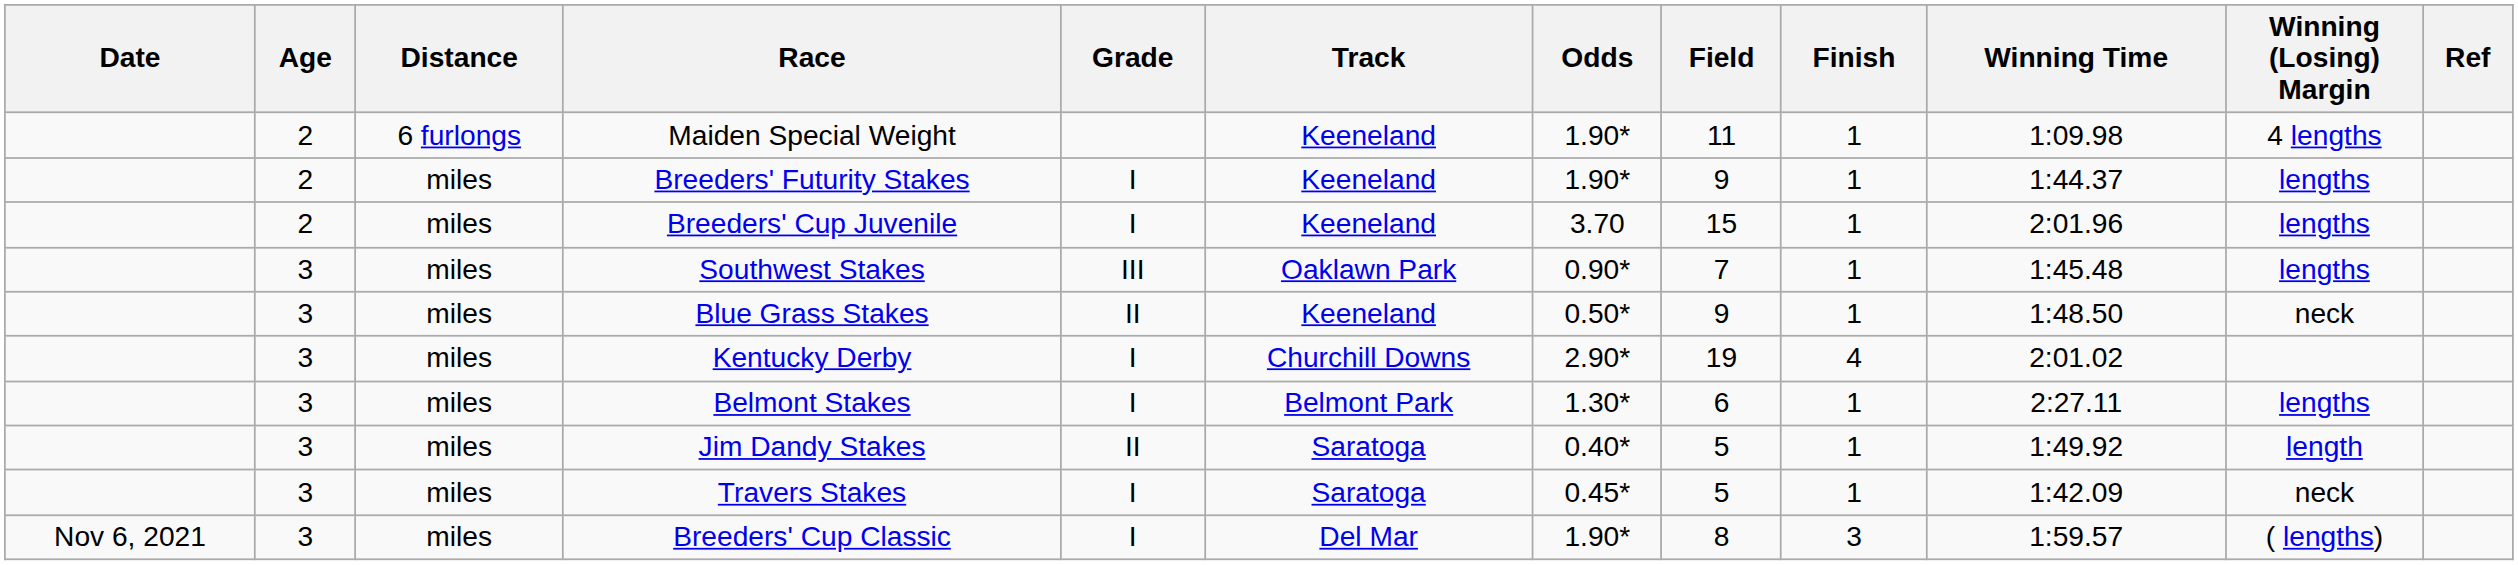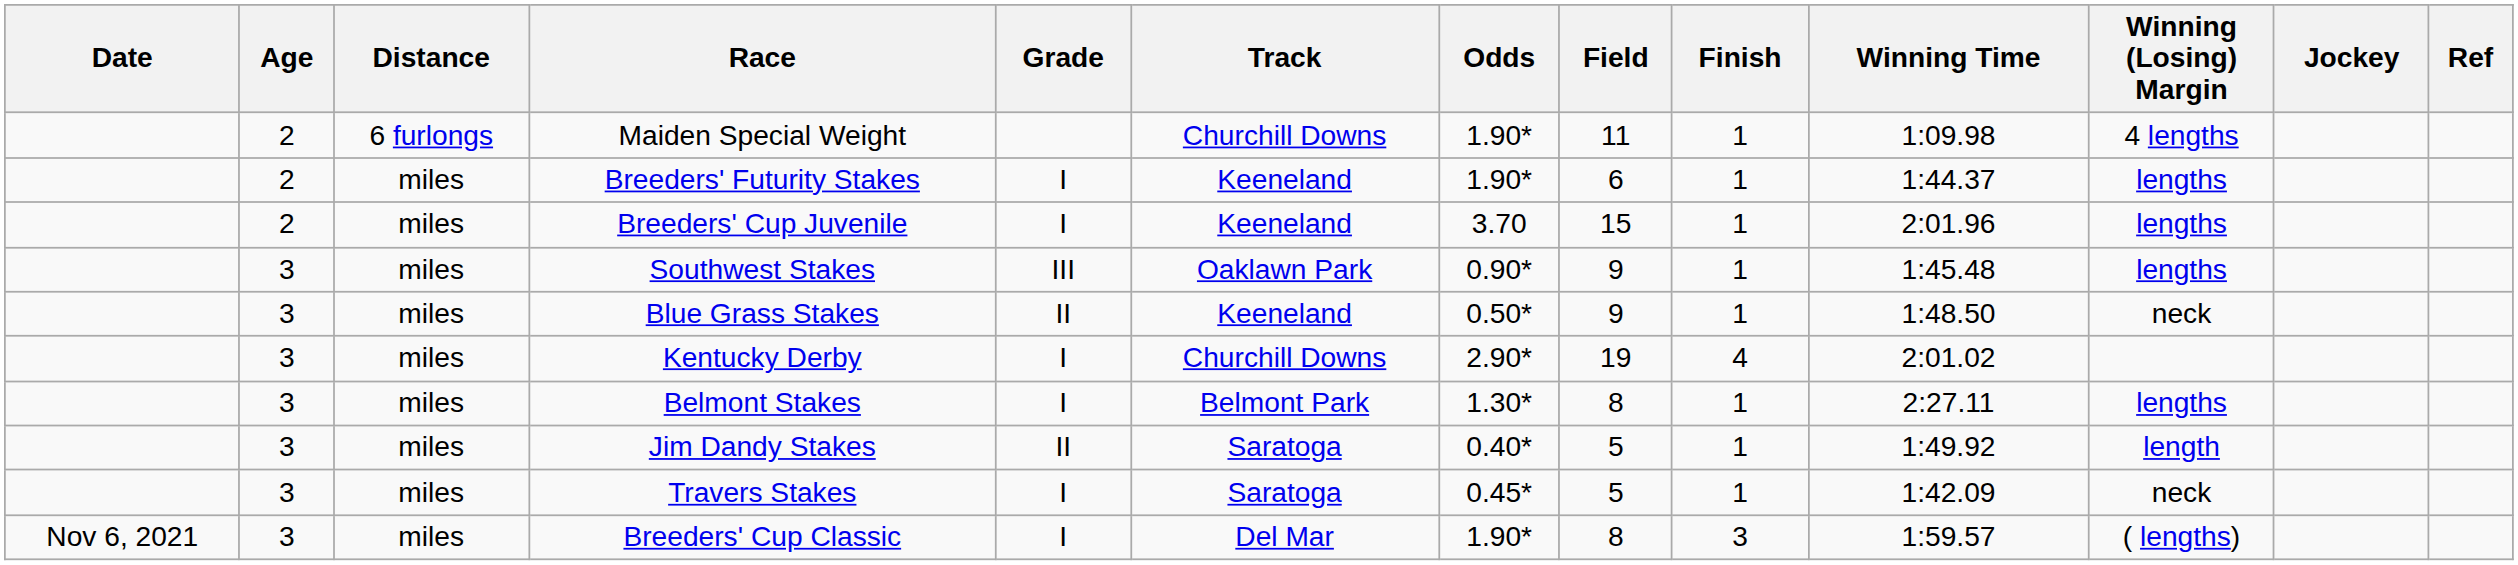+ column: (2352, 58)
(1369, 134) Keeneland -> (1285, 134) Churchill Downs
(1722, 179) 9 -> (1616, 179) 6
(1722, 268) 7 -> (1616, 268) 9
(1722, 402) 6 -> (1616, 402) 8
